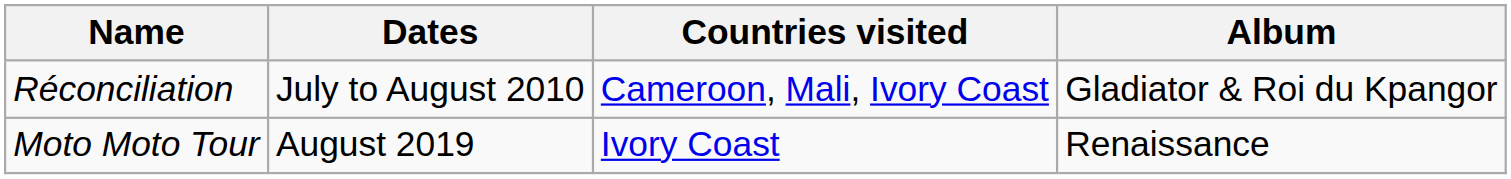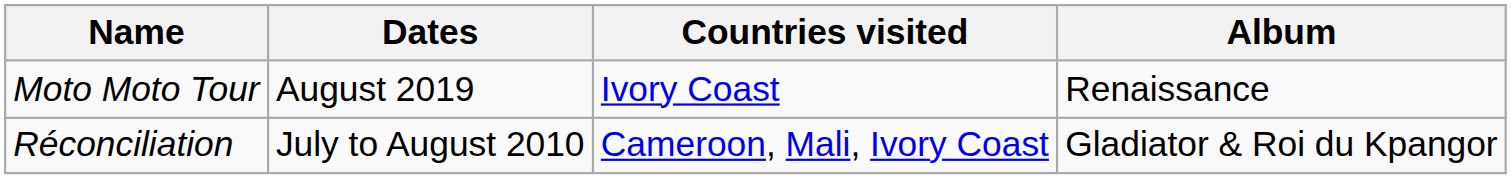rows swapped: (123, 88) <-> (136, 144)
